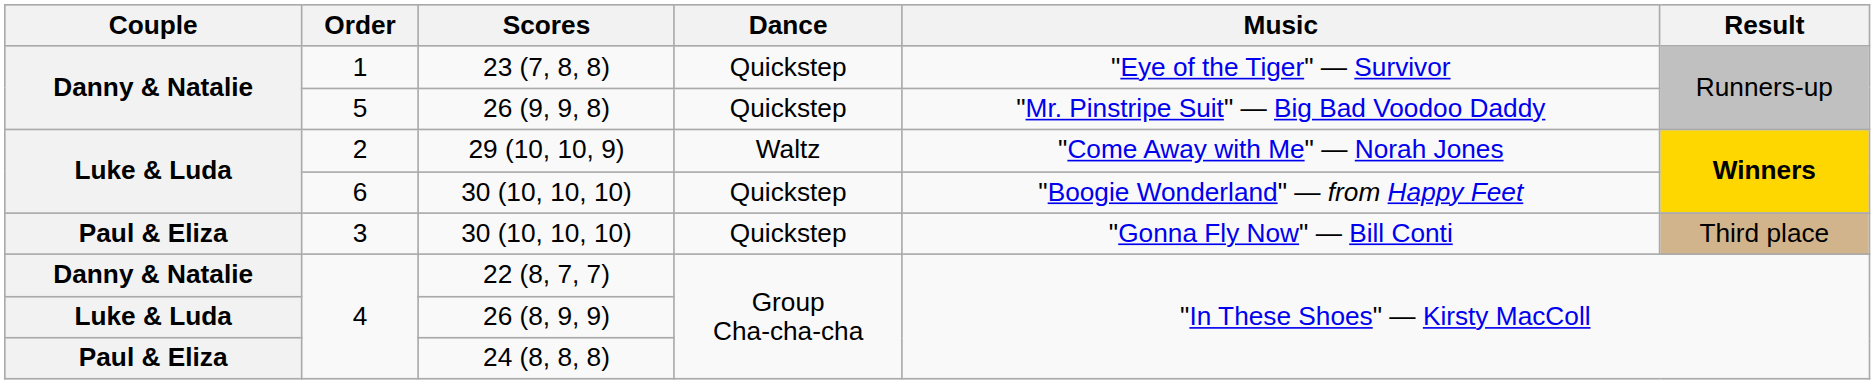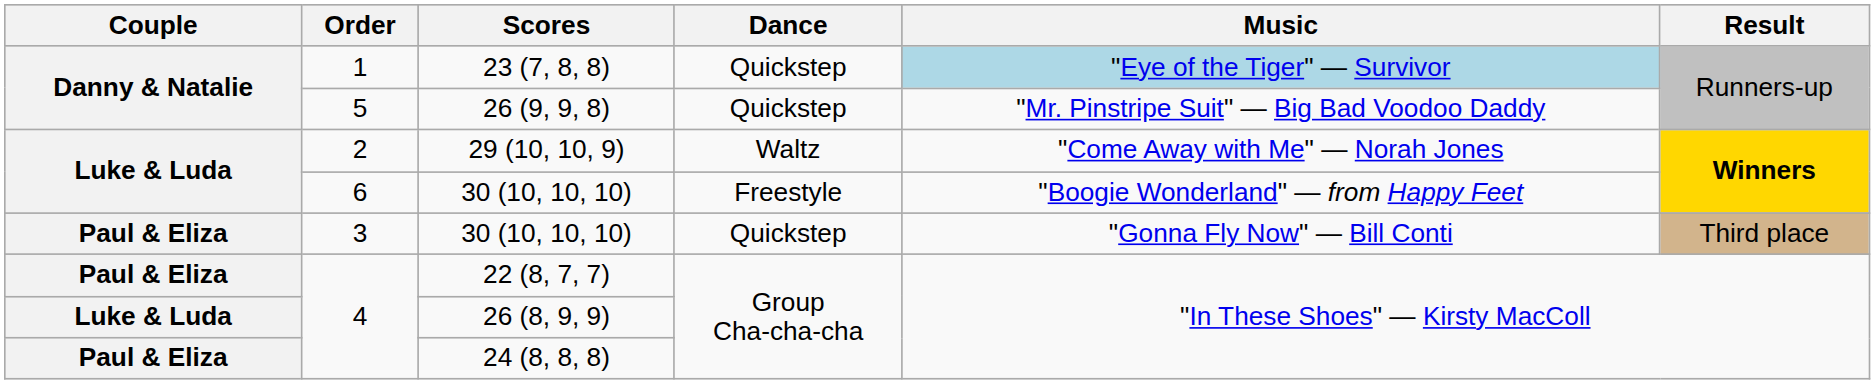(1281, 66) no background -> (1281, 66) lightblue background
(788, 191) Quickstep -> (788, 191) Freestyle
(153, 274) Danny & Natalie -> (153, 274) Paul & Eliza
